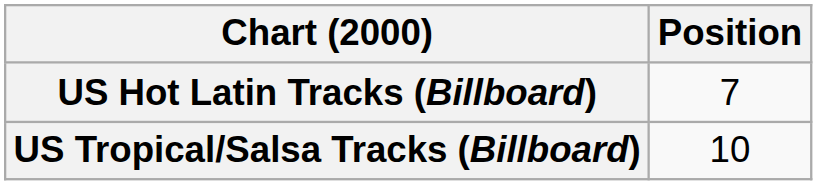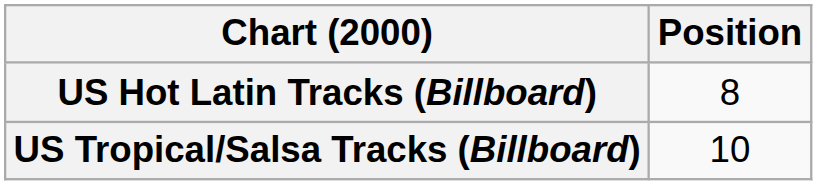(730, 91) 7 -> (730, 91) 8
